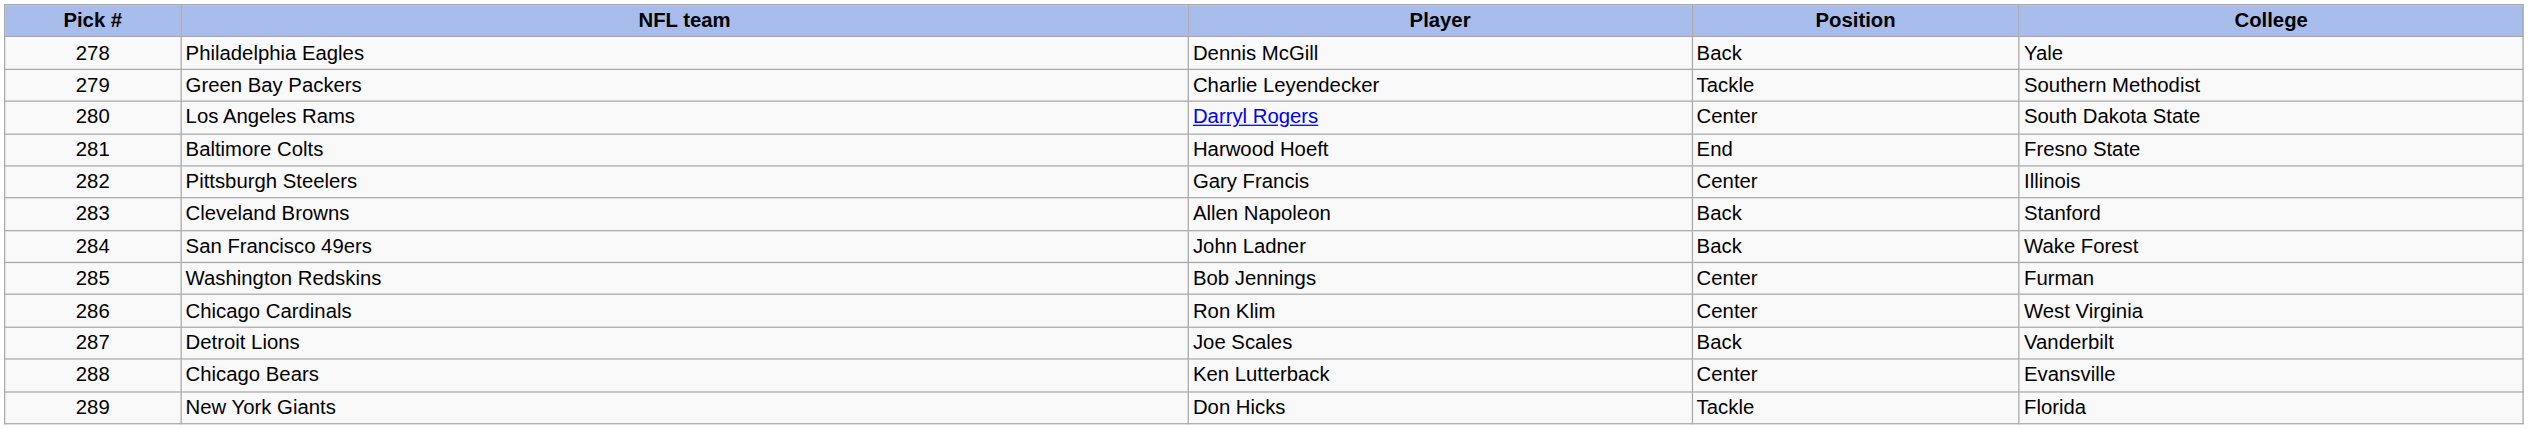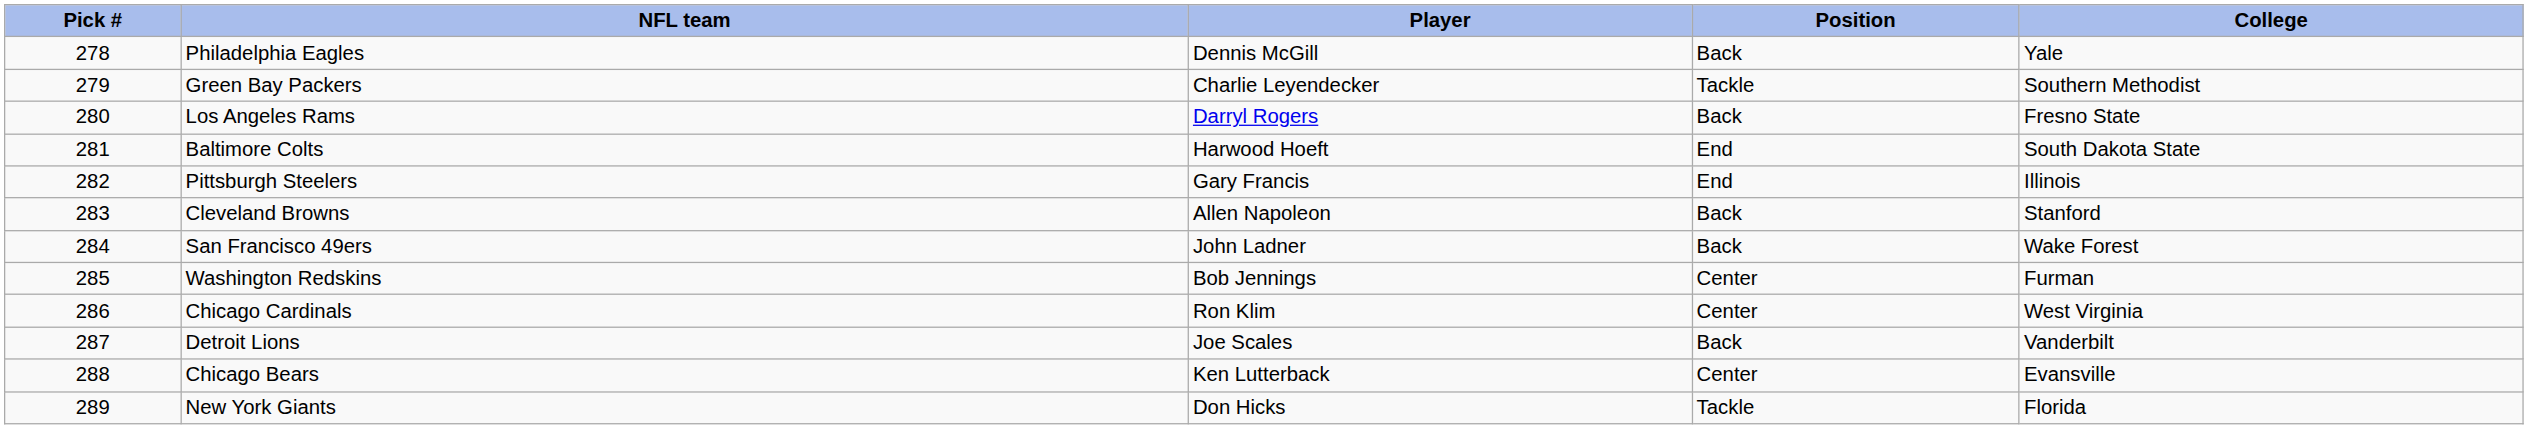(1727, 117) Center -> (1719, 117) Back
(2112, 117) South Dakota State -> (2082, 117) Fresno State
(2082, 149) Fresno State -> (2112, 149) South Dakota State
(1727, 181) Center -> (1715, 181) End
